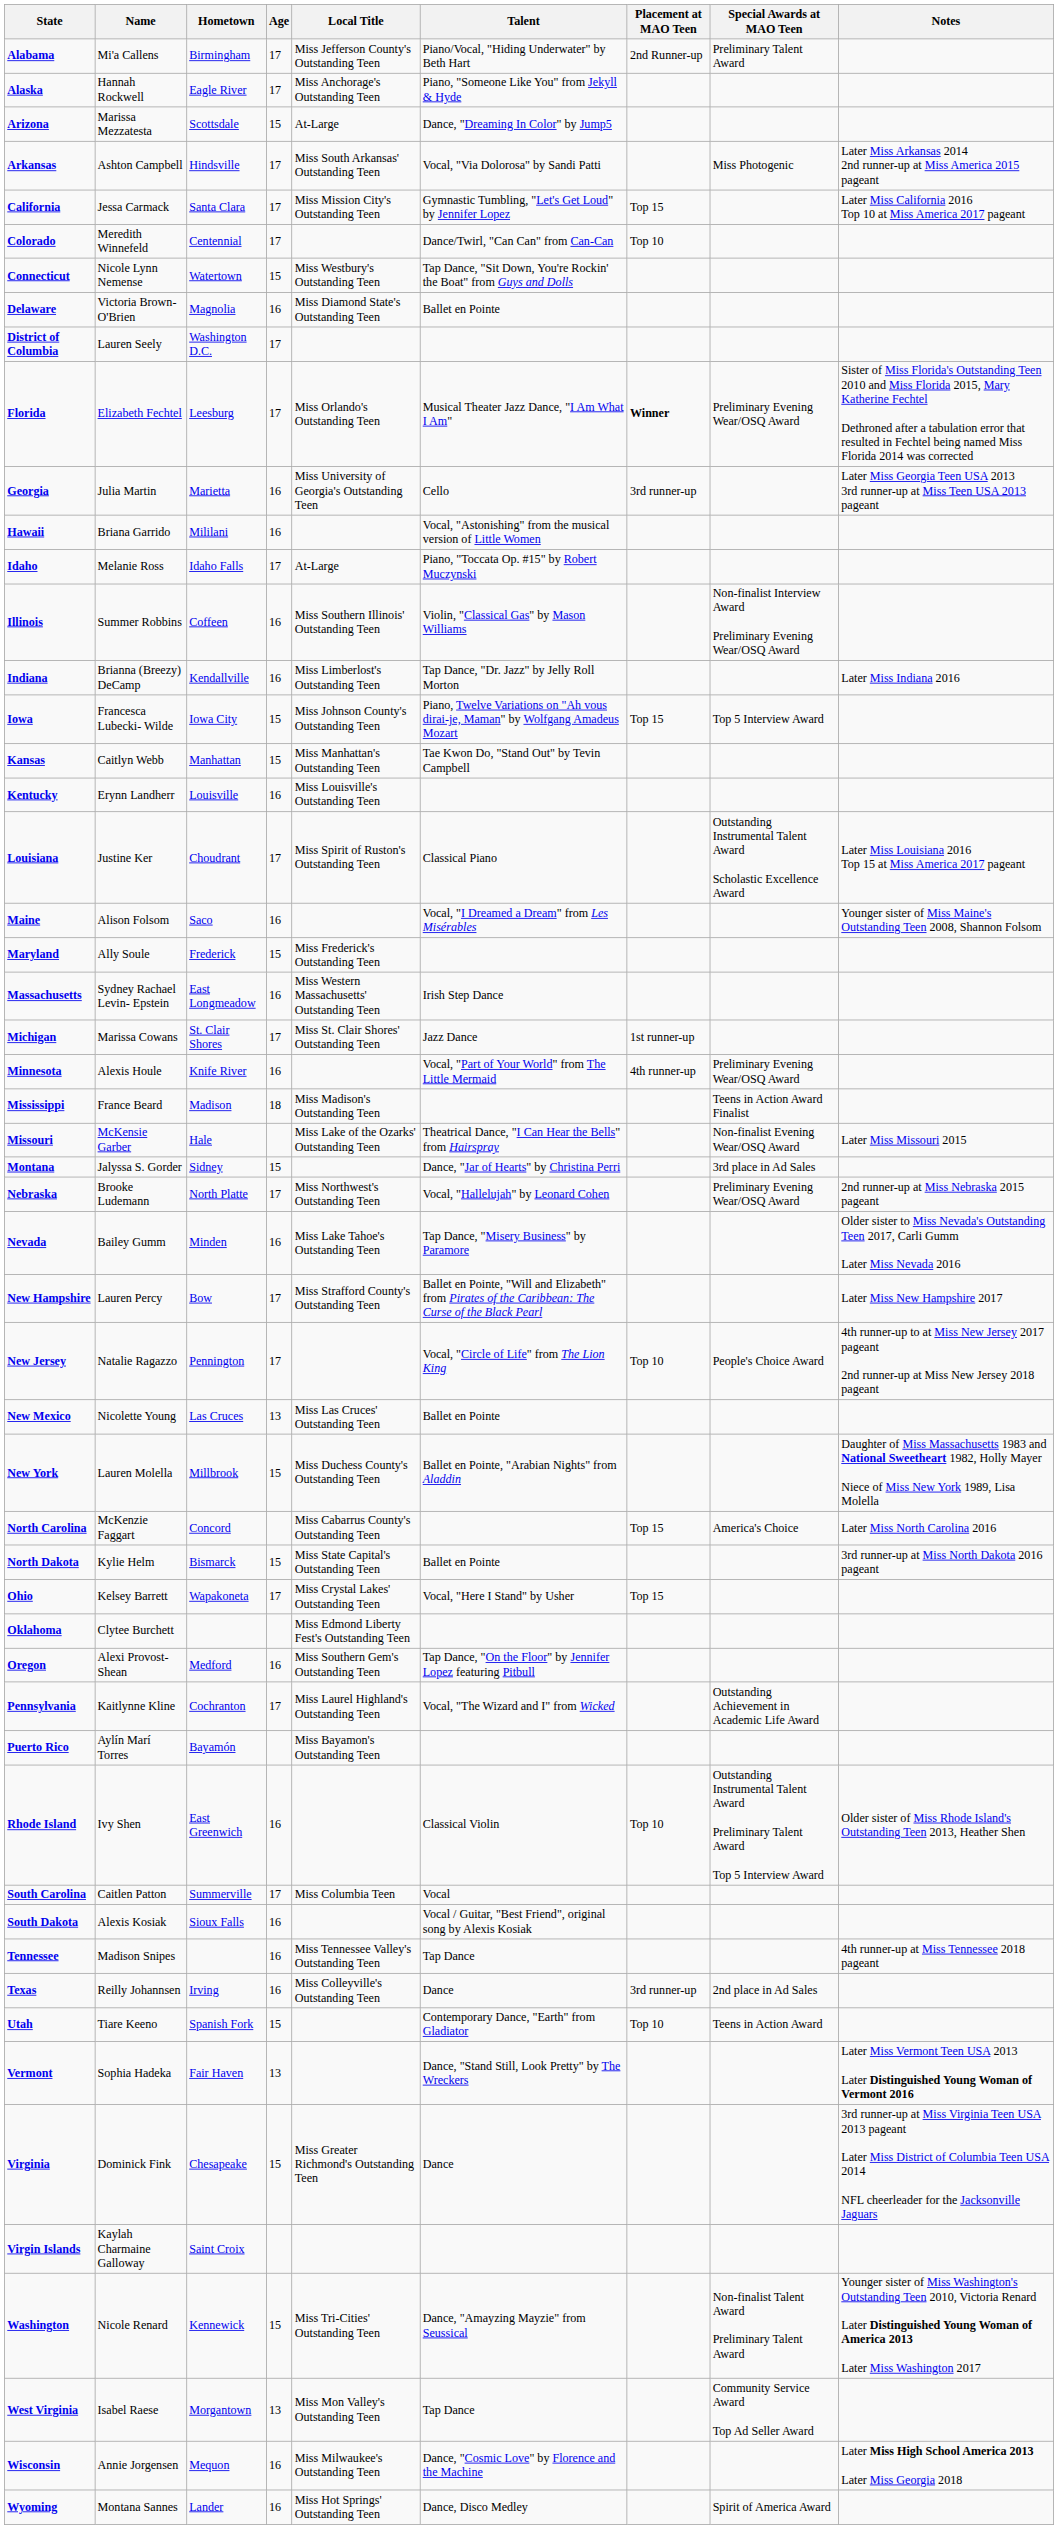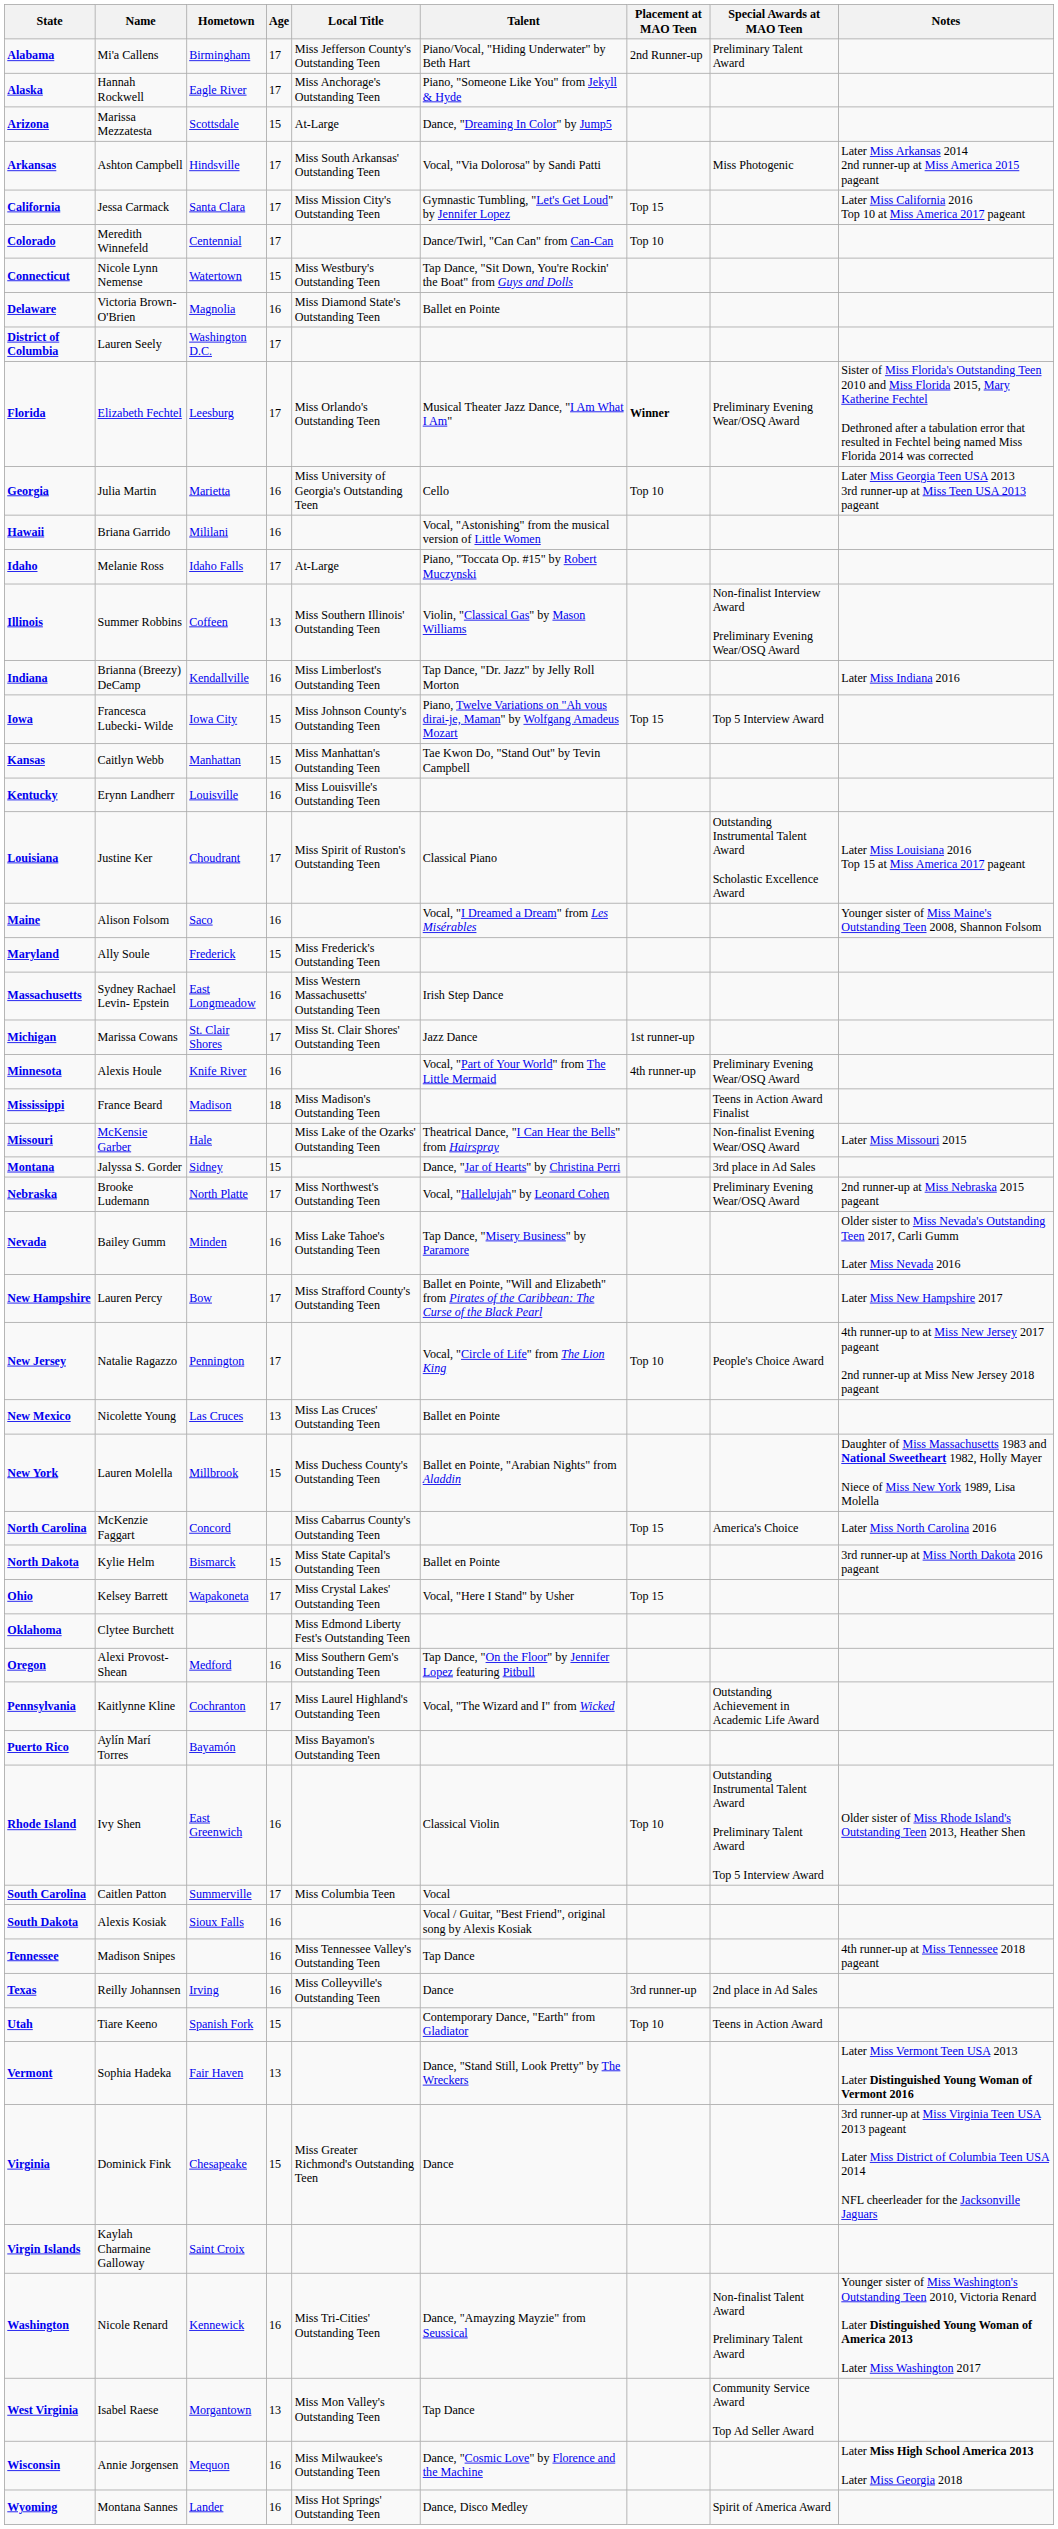(663, 491) 3rd runner-up -> (647, 491) Top 10
(275, 622) 16 -> (275, 622) 13
(275, 2326) 15 -> (275, 2326) 16
